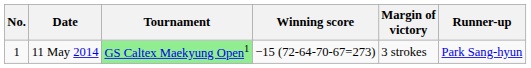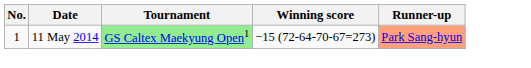- column: (409, 22)
(482, 52) no background -> (422, 37) lightsalmon background
